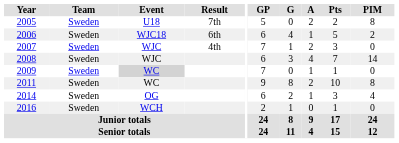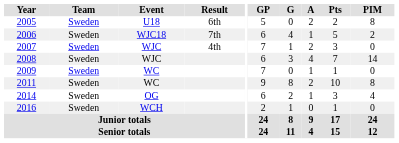(215, 22) 7th -> (215, 22) 6th
(215, 34) 6th -> (215, 34) 7th
(151, 71) lightgrey background -> (151, 71) no background
